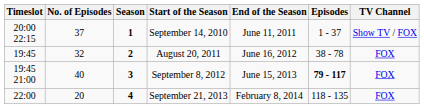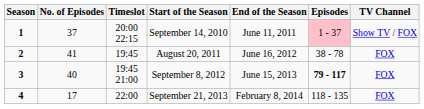columns swapped: (130, 12) <-> (25, 12)
(330, 33) no background -> (330, 33) pink background
(79, 54) 32 -> (72, 54) 41
(79, 96) 20 -> (72, 96) 17
